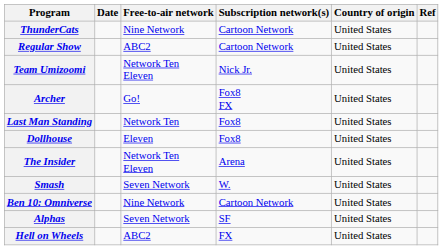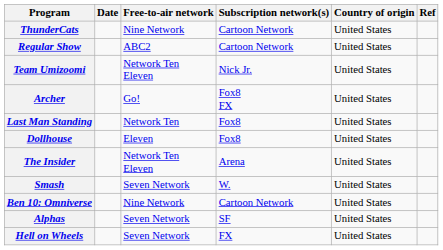(137, 236) ABC2 -> (157, 236) Seven Network
